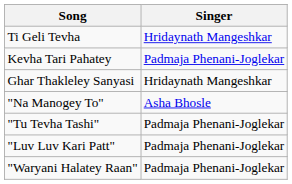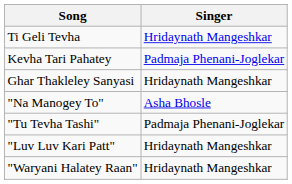(214, 146) Padmaja Phenani-Joglekar -> (208, 146) Hridaynath Mangeshkar
(214, 168) Padmaja Phenani-Joglekar -> (208, 168) Hridaynath Mangeshkar
